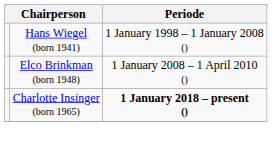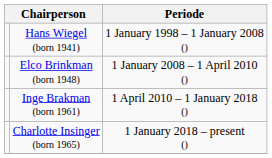+ row: (56, 104)
(184, 104) bold -> (184, 137) normal
